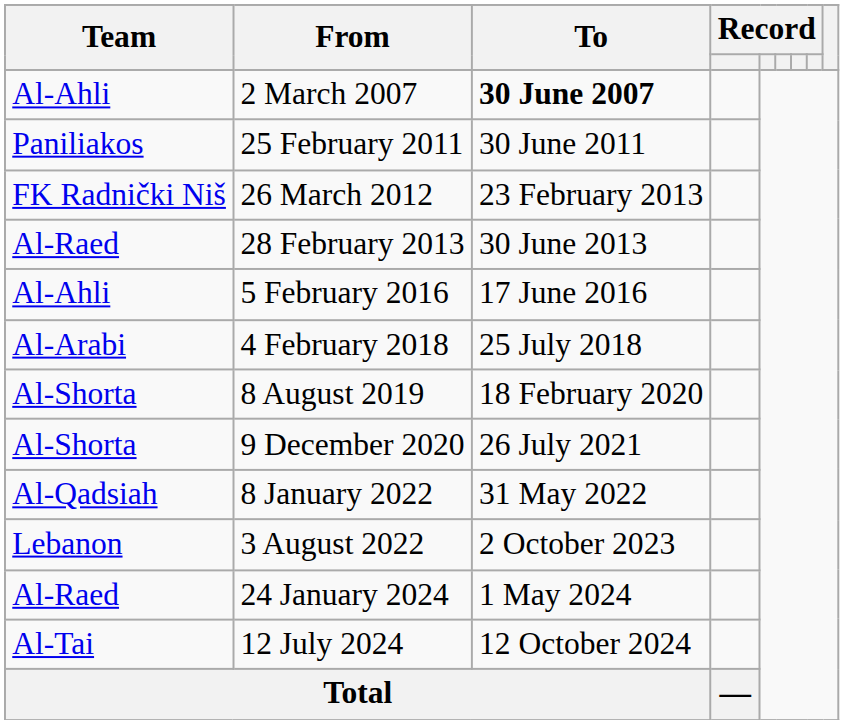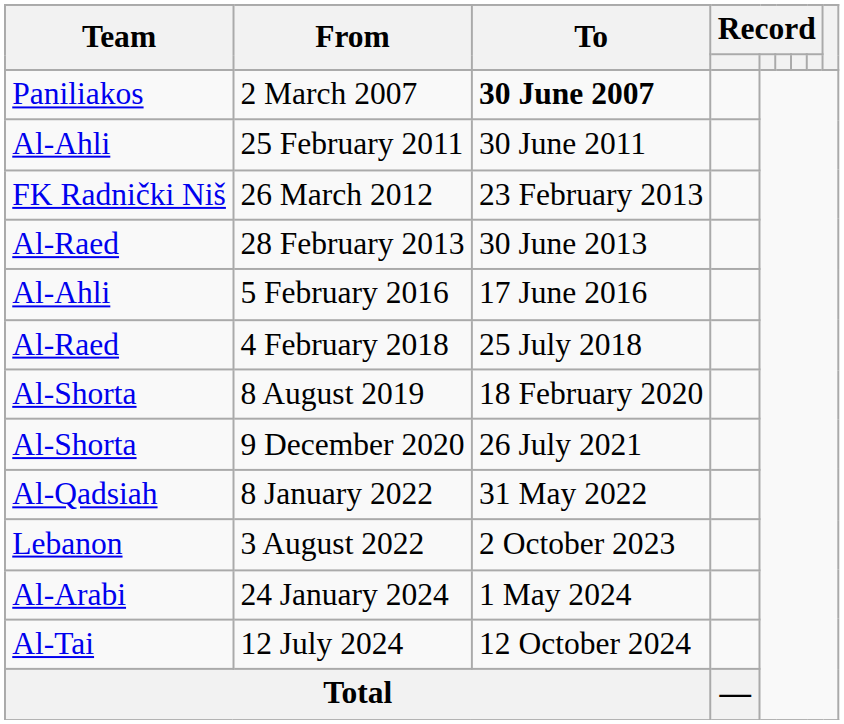(61, 94) Al-Ahli -> (78, 94) Paniliakos
(78, 144) Paniliakos -> (61, 144) Al-Ahli
(69, 343) Al-Arabi -> (66, 343) Al-Raed
(66, 593) Al-Raed -> (69, 593) Al-Arabi
